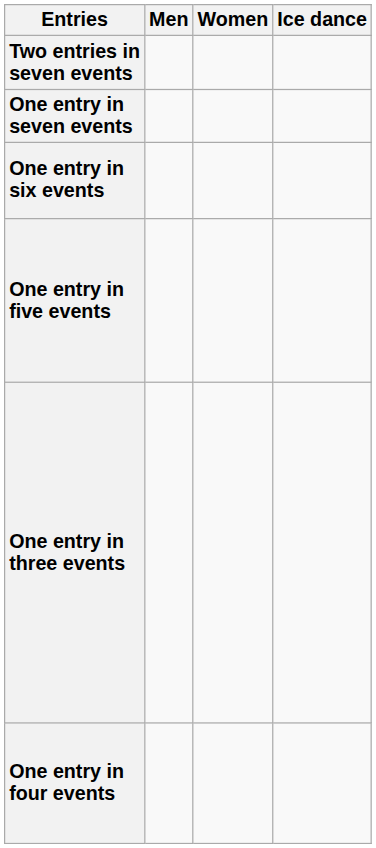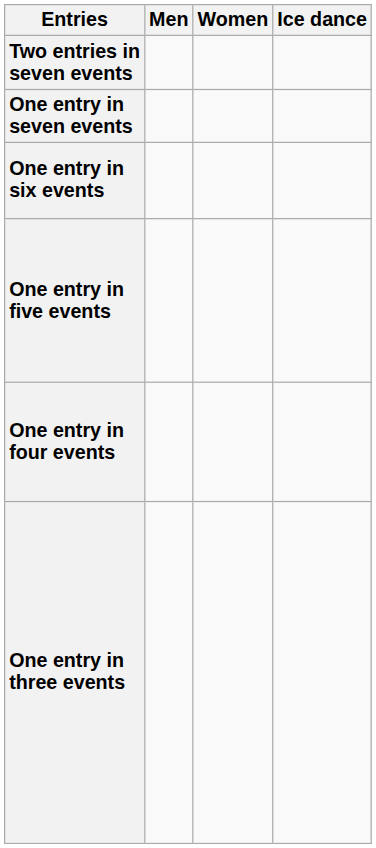rows swapped: (67, 783) <-> (67, 552)
